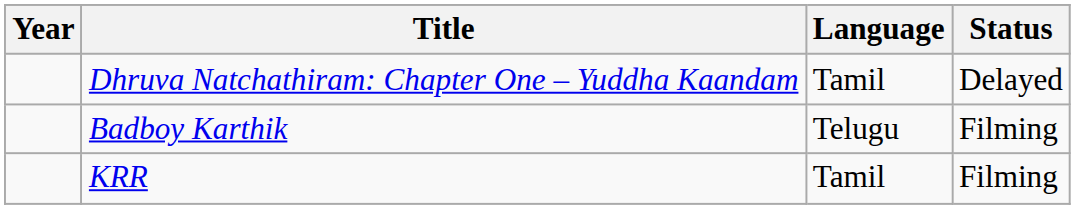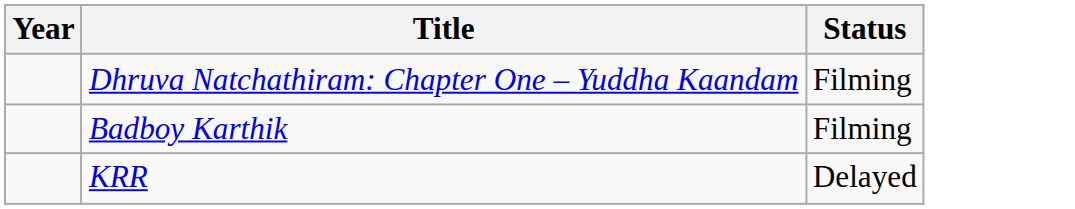- column: (879, 29)
(1011, 78) Delayed -> (862, 78) Filming
(1008, 177) Filming -> (865, 177) Delayed
